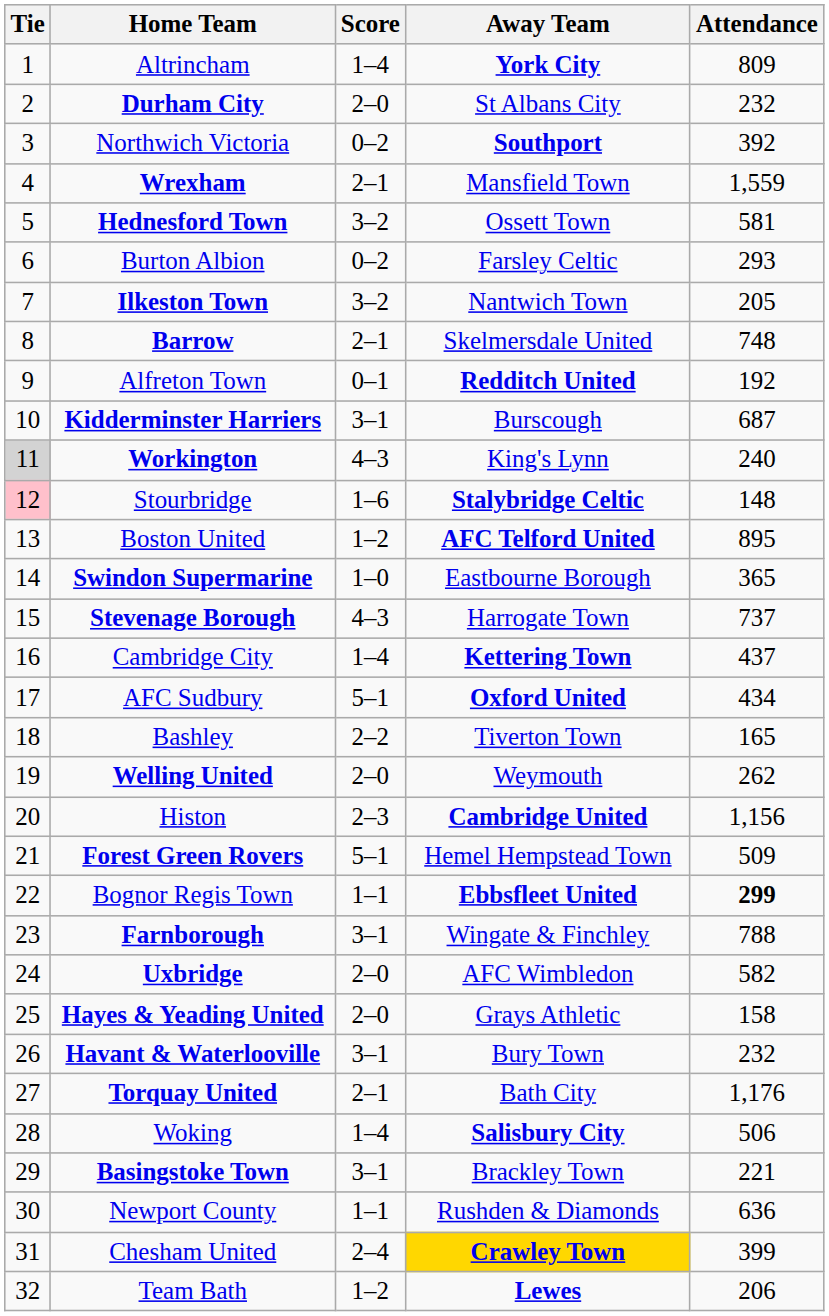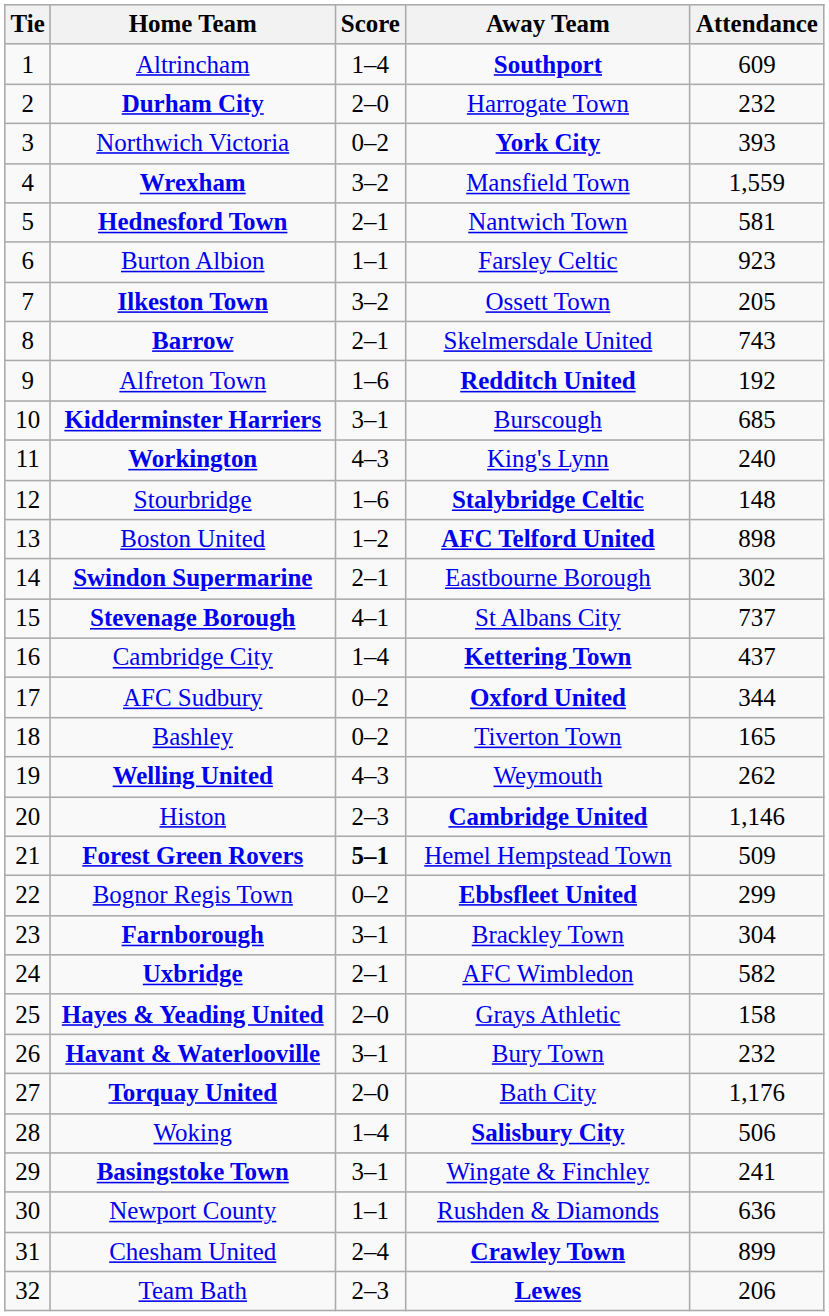(548, 63) York City -> (548, 63) Southport
(757, 63) 809 -> (757, 63) 609
(548, 103) St Albans City -> (548, 103) Harrogate Town
(548, 143) Southport -> (548, 143) York City
(757, 143) 392 -> (757, 143) 393
(370, 182) 2–1 -> (370, 182) 3–2
(370, 222) 3–2 -> (370, 222) 2–1
(548, 222) Ossett Town -> (548, 222) Nantwich Town
(370, 261) 0–2 -> (370, 261) 1–1
(757, 261) 293 -> (757, 261) 923
(548, 301) Nantwich Town -> (548, 301) Ossett Town
(757, 340) 748 -> (757, 340) 743
(370, 380) 0–1 -> (370, 380) 1–6
(757, 420) 687 -> (757, 420) 685
(28, 459) lightgrey background -> (28, 459) no background
(28, 499) pink background -> (28, 499) no background
(757, 538) 895 -> (757, 538) 898
(370, 578) 1–0 -> (370, 578) 2–1
(757, 578) 365 -> (757, 578) 302
(370, 618) 4–3 -> (370, 618) 4–1
(548, 618) Harrogate Town -> (548, 618) St Albans City
(370, 697) 5–1 -> (370, 697) 0–2
(757, 697) 434 -> (757, 697) 344
(370, 736) 2–2 -> (370, 736) 0–2
(370, 776) 2–0 -> (370, 776) 4–3
(757, 815) 1,156 -> (757, 815) 1,146
(370, 855) normal -> (370, 855) bold
(370, 895) 1–1 -> (370, 895) 0–2
(757, 895) bold -> (757, 895) normal
(548, 934) Wingate & Finchley -> (548, 934) Brackley Town
(757, 934) 788 -> (757, 934) 304
(370, 974) 2–0 -> (370, 974) 2–1
(370, 1093) 2–1 -> (370, 1093) 2–0
(548, 1172) Brackley Town -> (548, 1172) Wingate & Finchley
(757, 1172) 221 -> (757, 1172) 241
(548, 1251) gold background -> (548, 1251) no background
(757, 1251) 399 -> (757, 1251) 899
(370, 1291) 1–2 -> (370, 1291) 2–3
